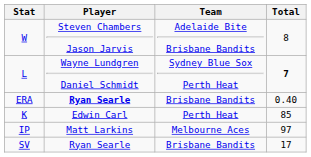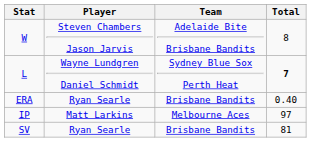(100, 100) bold -> (100, 100) normal
- row: (24, 115)
(286, 145) 17 -> (286, 130) 81
